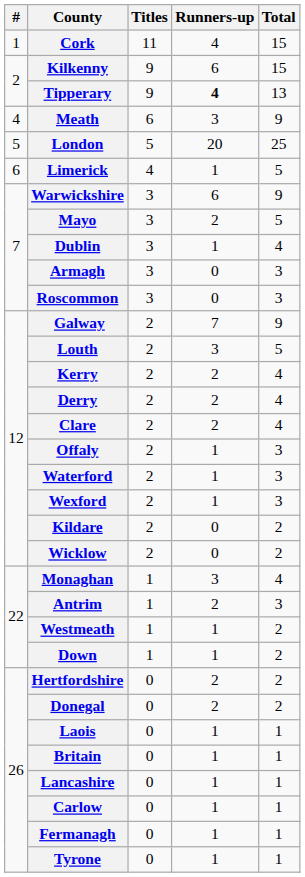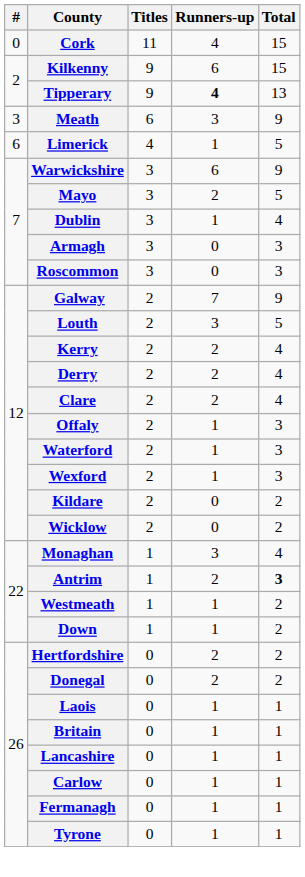(16, 42) 1 -> (16, 42) 0
(16, 119) 4 -> (16, 119) 3
- row: (77, 144)
(279, 604) normal -> (279, 578) bold
